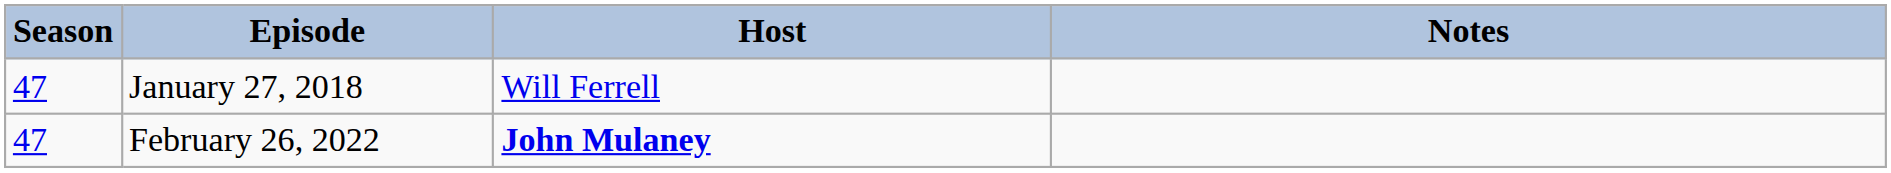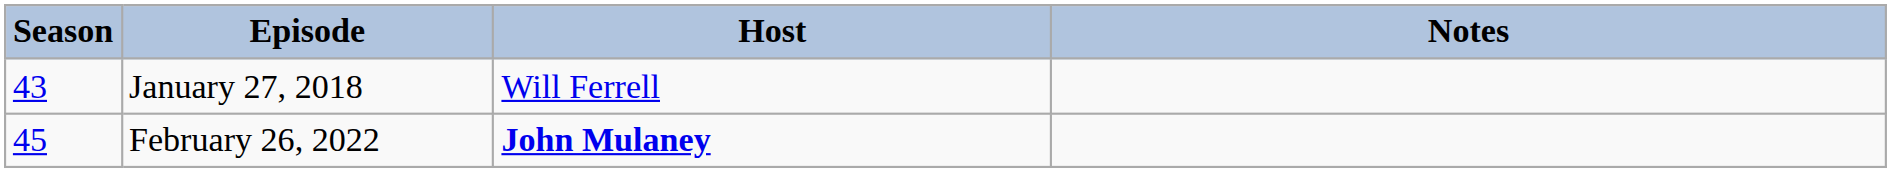(30, 85) 47 -> (30, 85) 43
(30, 139) 47 -> (30, 139) 45
